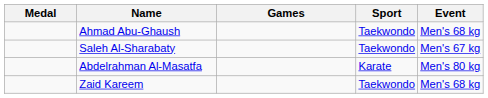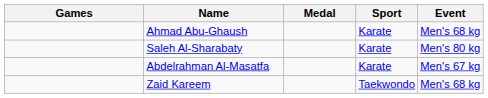columns swapped: (41, 13) <-> (286, 13)
(387, 31) Taekwondo -> (375, 31) Karate
(387, 48) Taekwondo -> (375, 48) Karate
(450, 48) Men's 67 kg -> (450, 48) Men's 80 kg
(450, 66) Men's 80 kg -> (450, 66) Men's 67 kg
